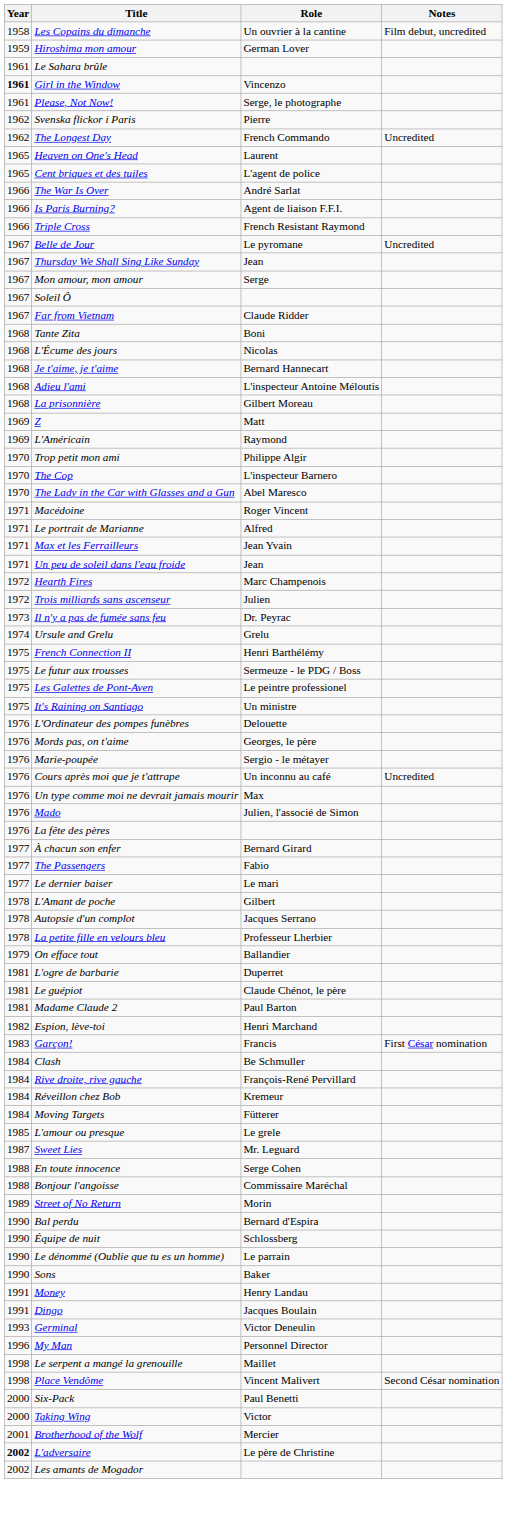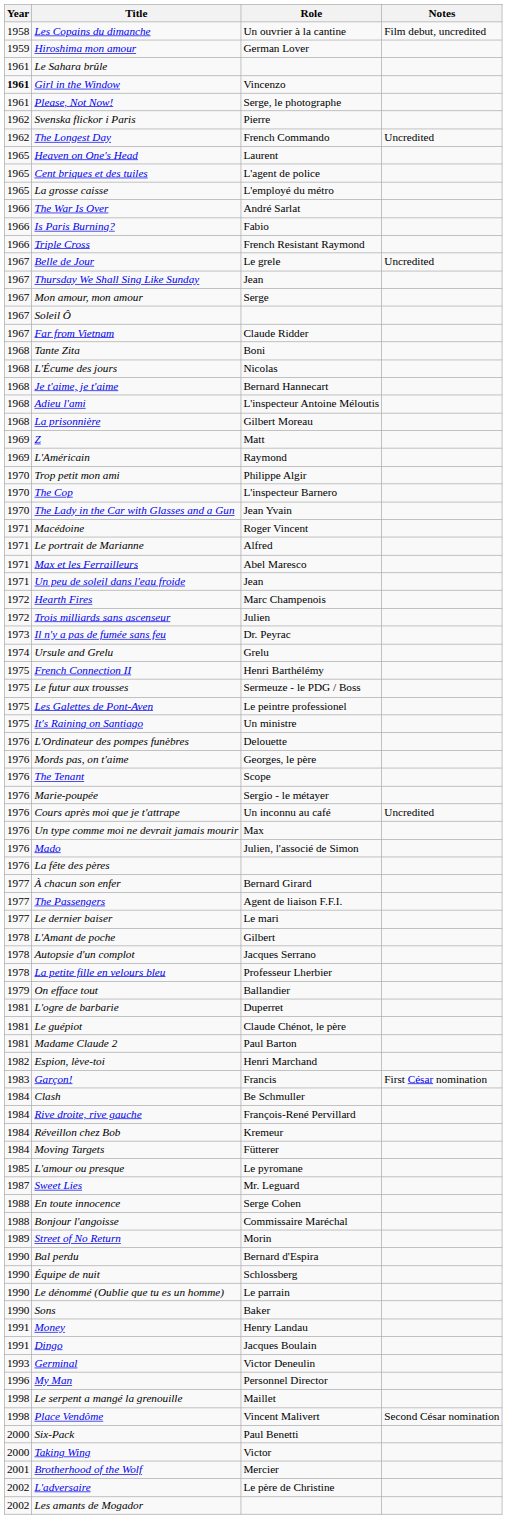+ row: (71, 191)
(293, 208) Agent de liaison F.F.I. -> (256, 226) Fabio
(273, 244) Le pyromane -> (262, 262) Le grele
(275, 492) Abel Maresco -> (268, 510) Jean Yvain
(268, 546) Jean Yvain -> (275, 564) Abel Maresco
+ row: (59, 777)
(256, 865) Fabio -> (293, 901) Agent de liaison F.F.I.
(262, 1132) Le grele -> (273, 1167) Le pyromane
(18, 1452) bold -> (18, 1487) normal
